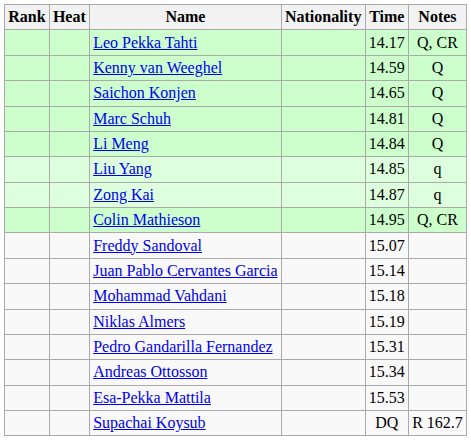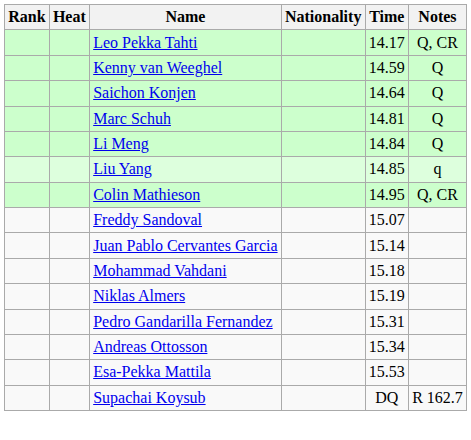(387, 93) 14.65 -> (387, 93) 14.64
- row: (124, 194)
